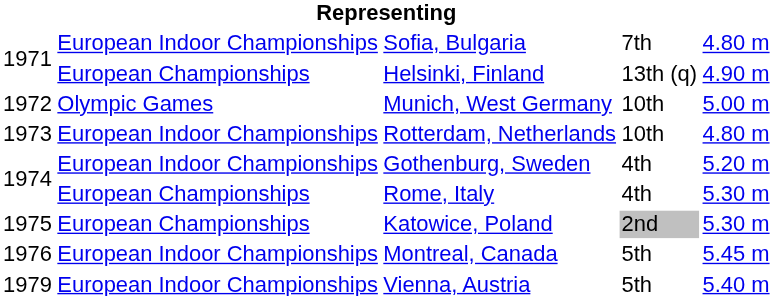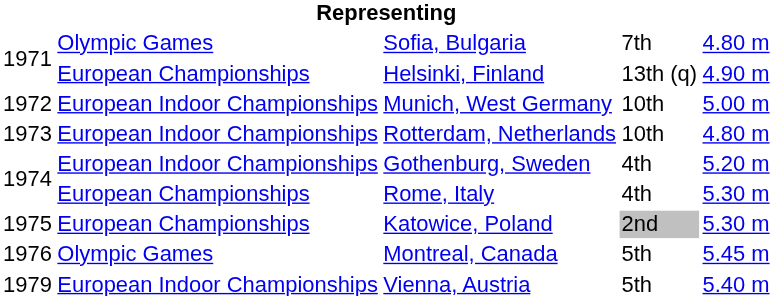(218, 43) European Indoor Championships -> (135, 43) Olympic Games
(135, 103) Olympic Games -> (218, 103) European Indoor Championships
(218, 254) European Indoor Championships -> (135, 254) Olympic Games
